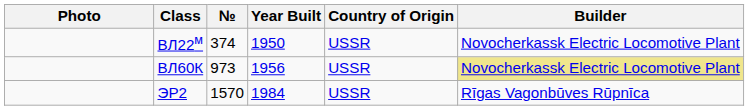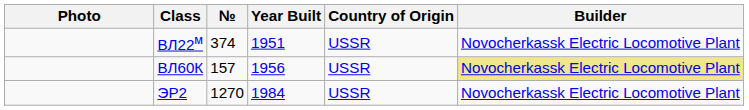(268, 42) 1950 -> (268, 42) 1951
(223, 68) 973 -> (223, 68) 157
(227, 92) 1570 -> (227, 92) 1270
(555, 92) Rīgas Vagonbūves Rūpnīca -> (600, 92) Novocherkassk Electric Locomotive Plant
